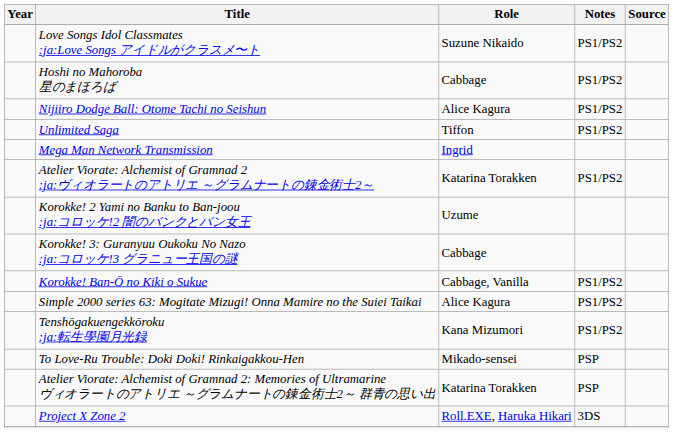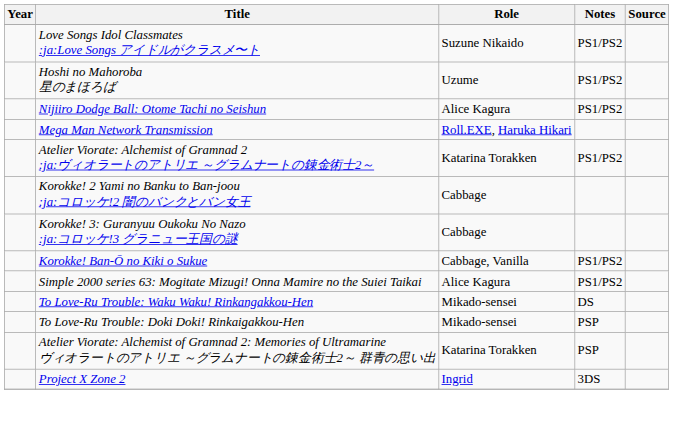(464, 80) Cabbage -> (460, 80) Uzume
- row: (79, 129)
(457, 149) Ingrid -> (507, 129) Roll.EXE, Haruka Hikari
(460, 215) Uzume -> (464, 195) Cabbage
- row: (102, 329)
+ row: (176, 301)
(507, 416) Roll.EXE, Haruka Hikari -> (457, 379) Ingrid
